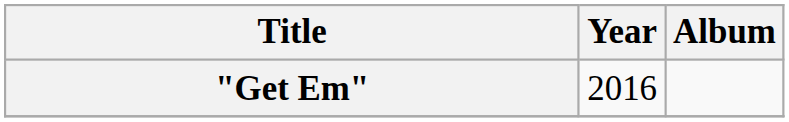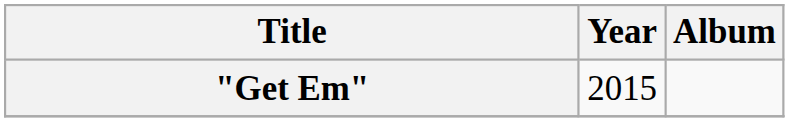(622, 87) 2016 -> (622, 87) 2015
